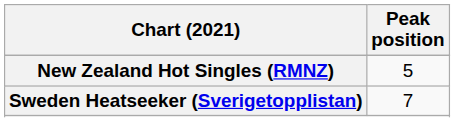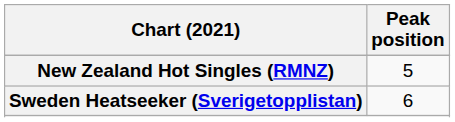(408, 100) 7 -> (408, 100) 6
